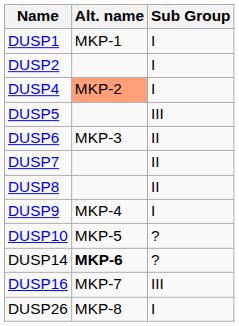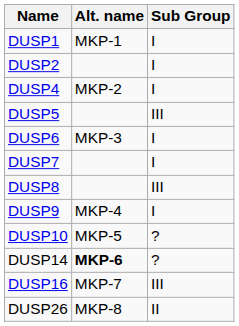(98, 89) lightsalmon background -> (98, 89) no background
(155, 138) II -> (153, 138) I
(155, 162) II -> (153, 162) I
(155, 187) II -> (157, 187) III
(153, 308) I -> (155, 308) II
